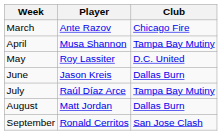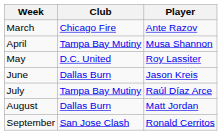columns swapped: (94, 12) <-> (174, 12)
